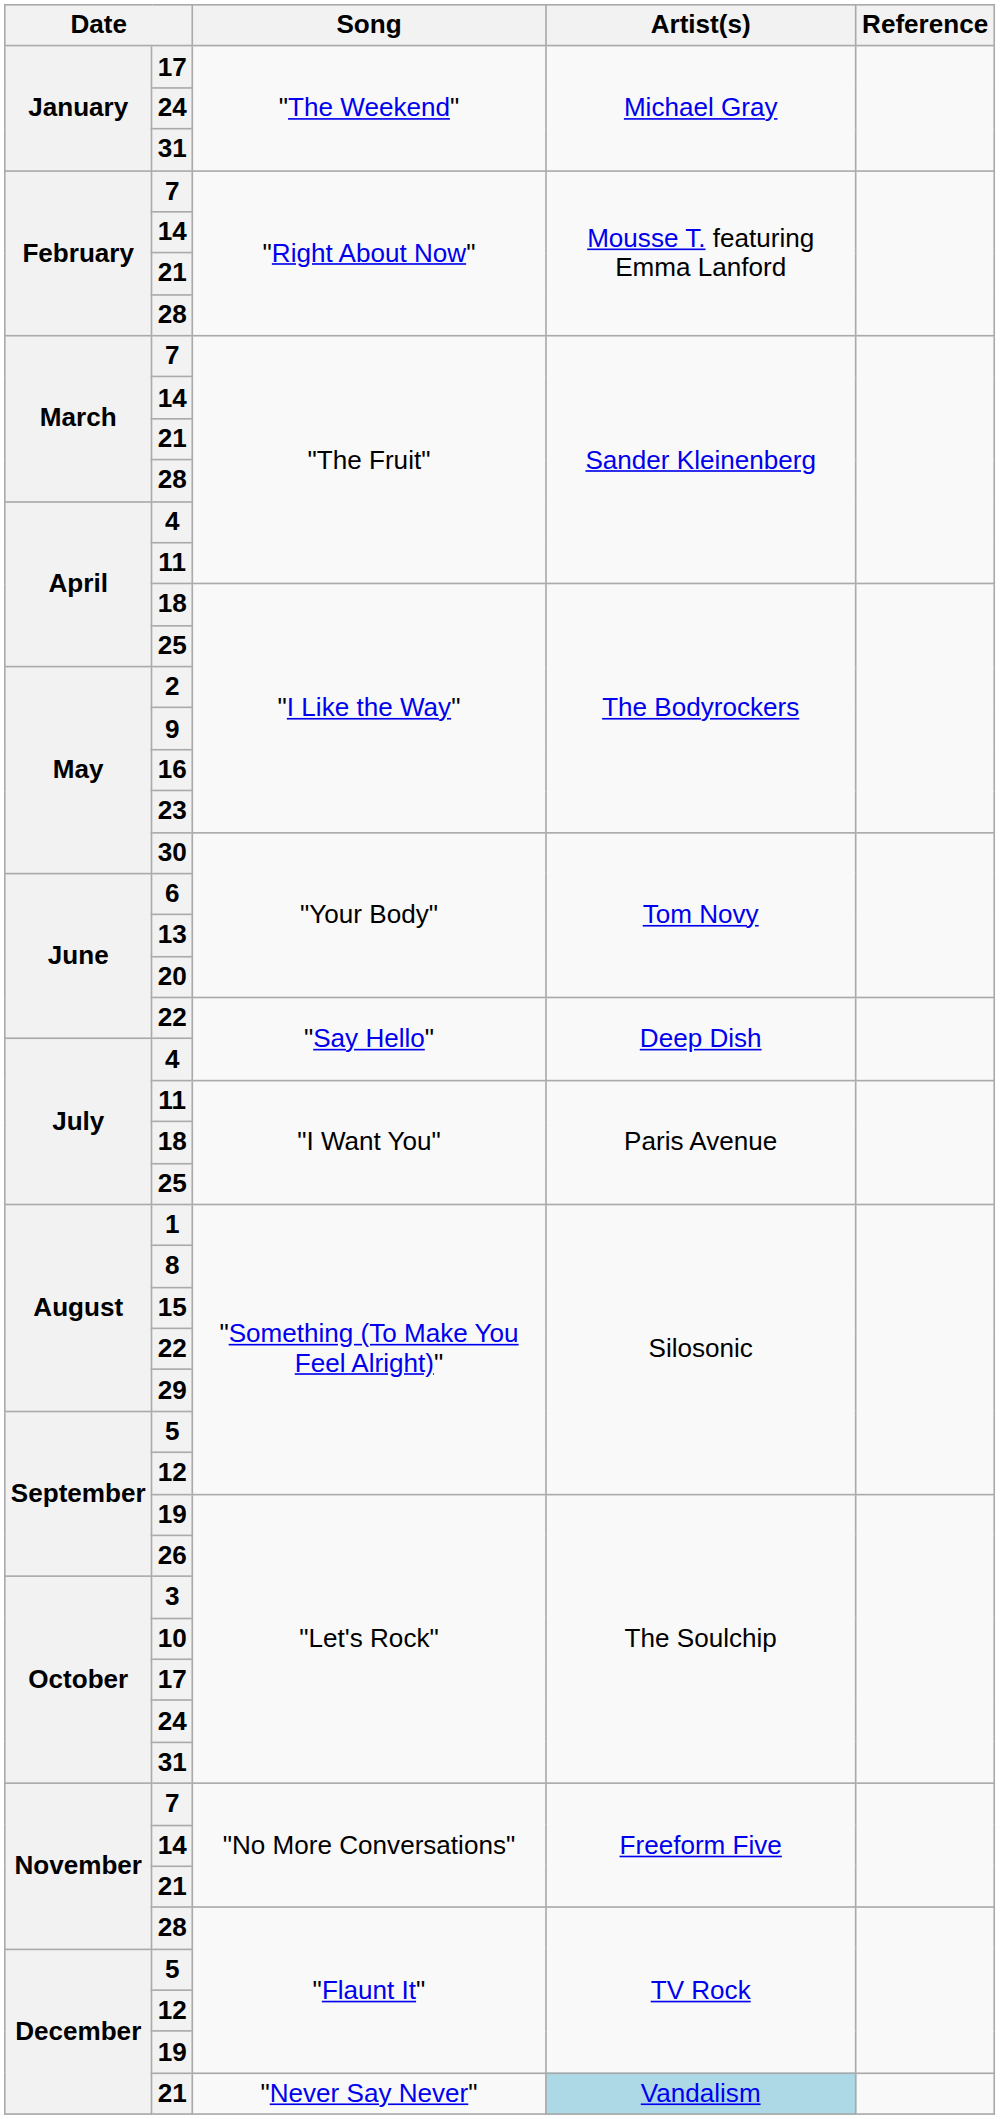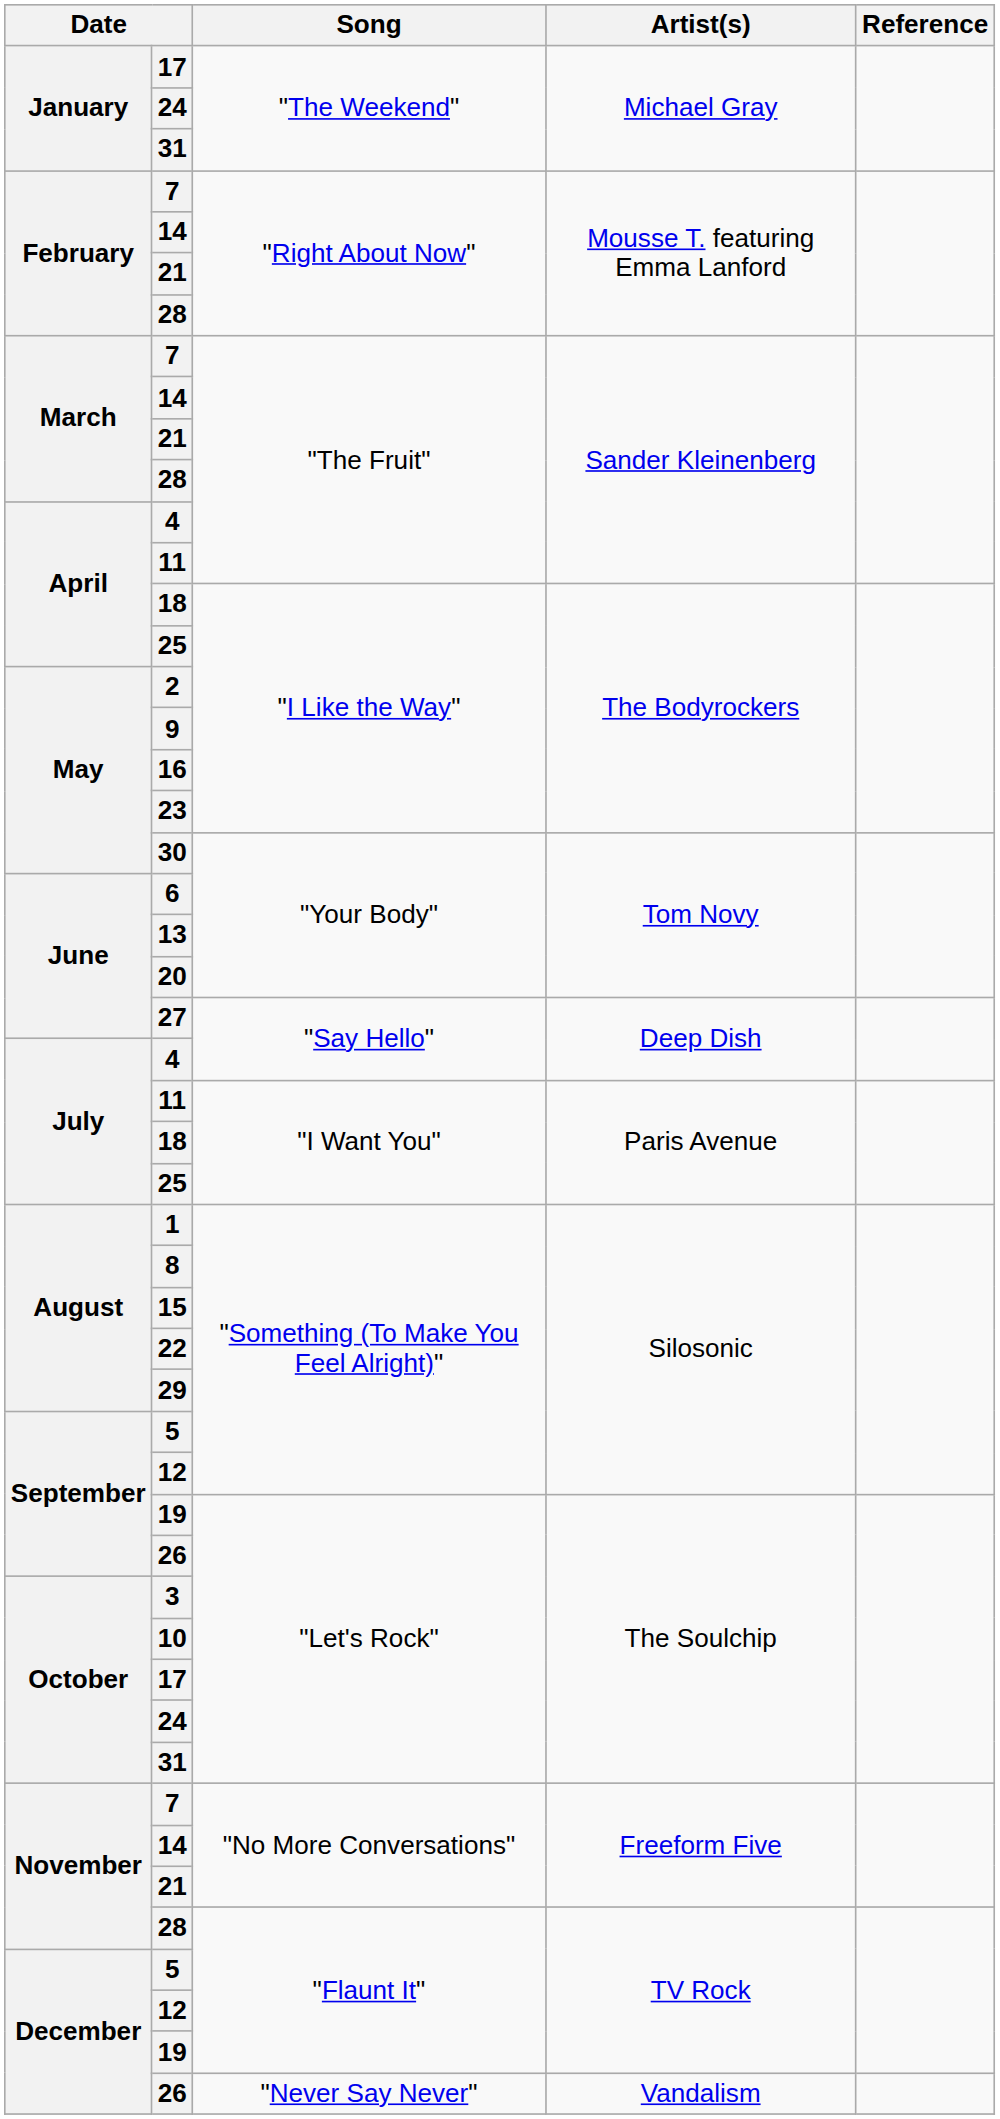(172, 1017) 22 -> (172, 1017) 27
(172, 2093) 21 -> (172, 2093) 26
(701, 2093) lightblue background -> (701, 2093) no background
